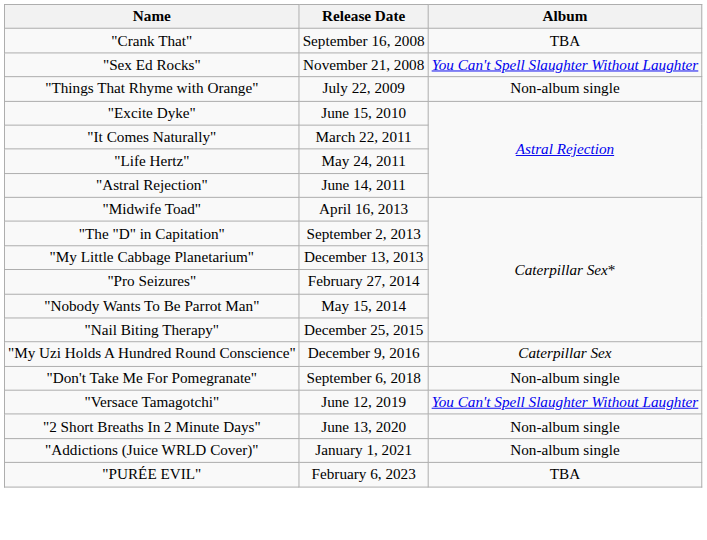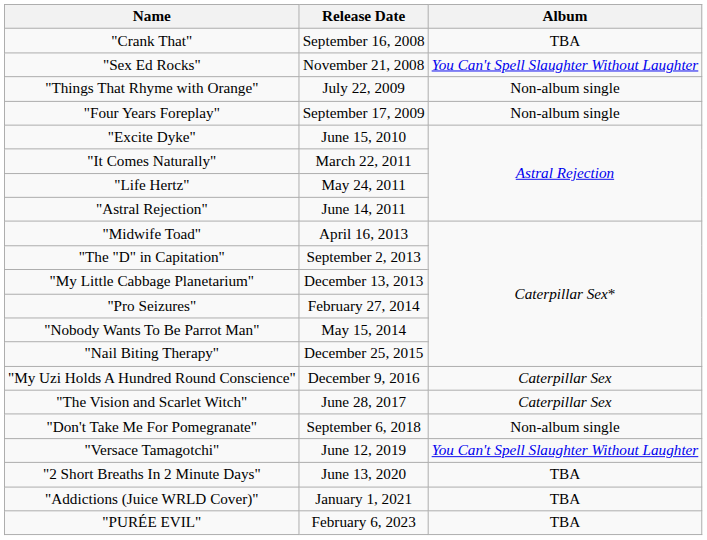+ row: (152, 112)
+ row: (152, 402)
(565, 426) Non-album single -> (565, 474) TBA
(565, 450) Non-album single -> (565, 498) TBA
